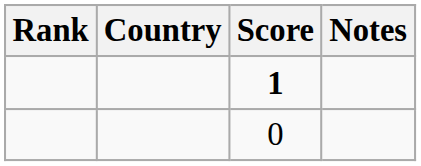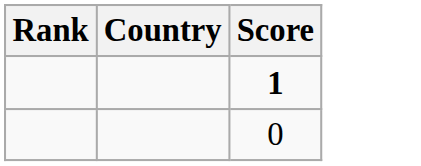- column: (368, 30)
